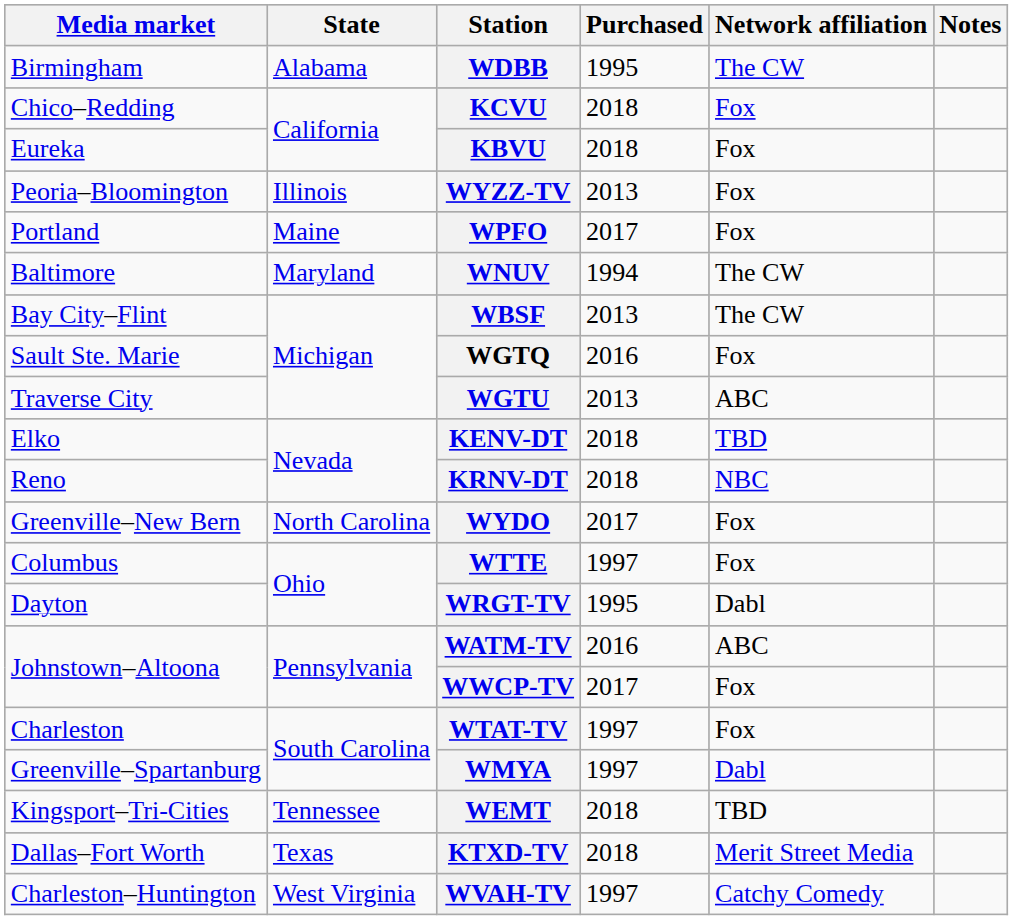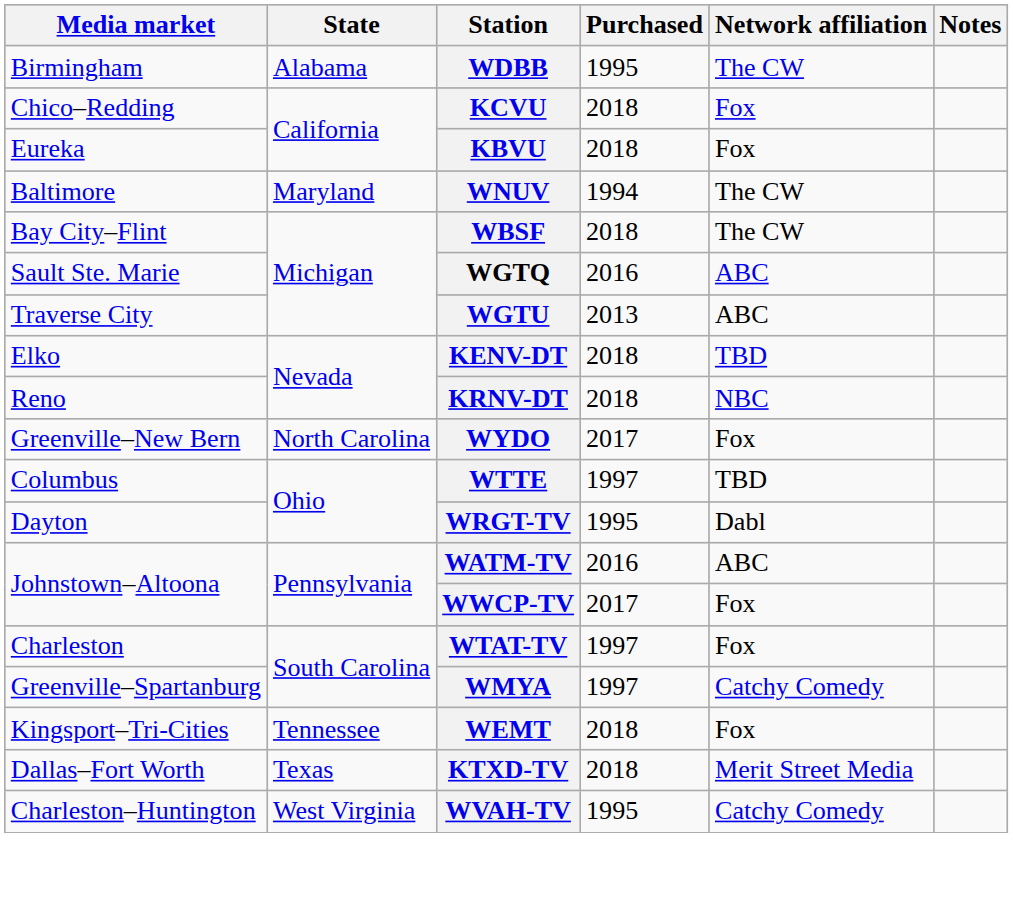- row: (508, 190)
- row: (508, 231)
(612, 314) 2013 -> (612, 231) 2018
(735, 356) Fox -> (742, 273) ABC
(735, 562) Fox -> (741, 480) TBD
(740, 769) Dabl -> (799, 686) Catchy Comedy
(741, 811) TBD -> (735, 728) Fox
(612, 893) 1997 -> (612, 811) 1995
